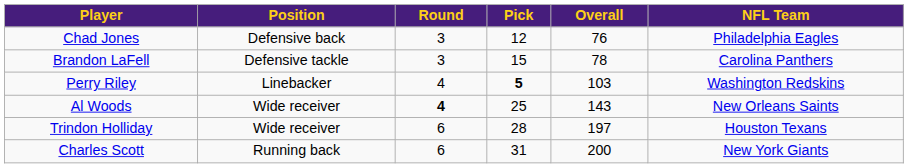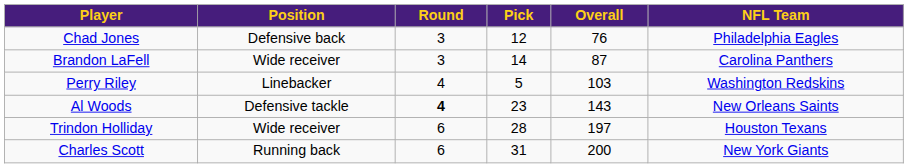(297, 60) Defensive tackle -> (297, 60) Wide receiver
(519, 60) 15 -> (519, 60) 14
(599, 60) 78 -> (599, 60) 87
(519, 83) bold -> (519, 83) normal
(297, 106) Wide receiver -> (297, 106) Defensive tackle
(519, 106) 25 -> (519, 106) 23
